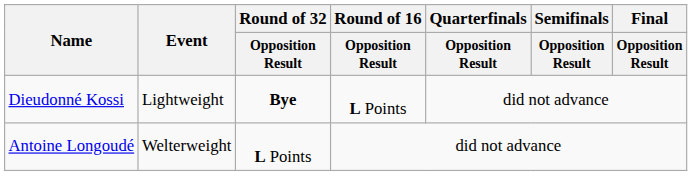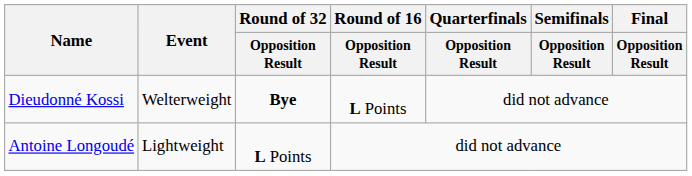(183, 99) Lightweight -> (187, 99) Welterweight
(187, 146) Welterweight -> (183, 146) Lightweight
